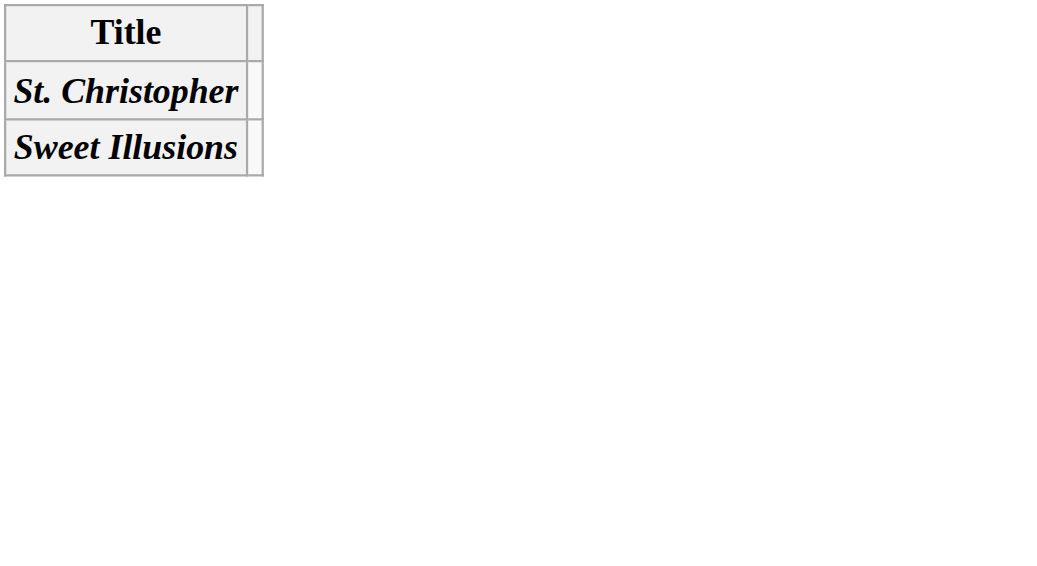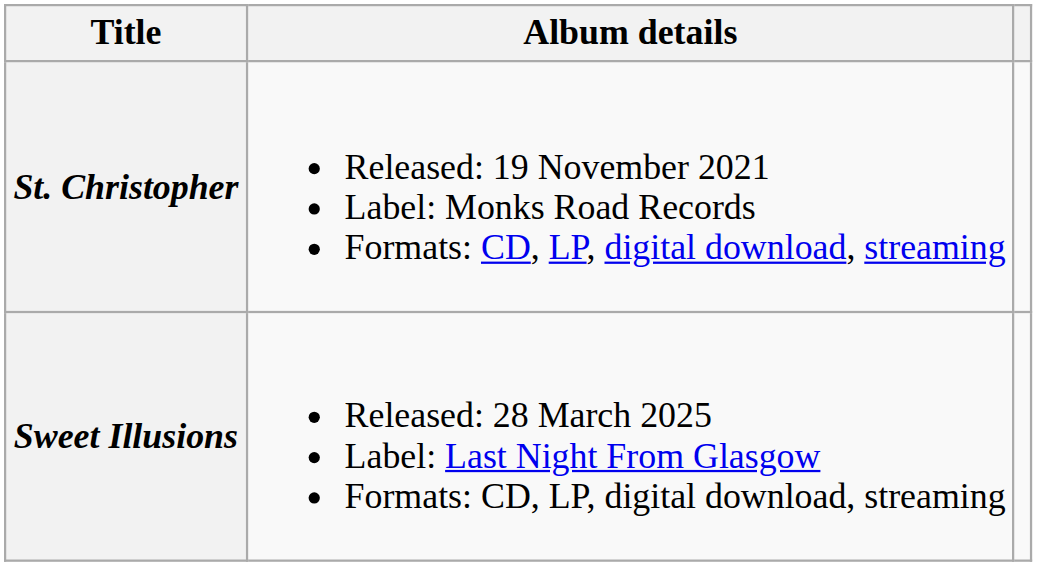+ column: (630, 32)
